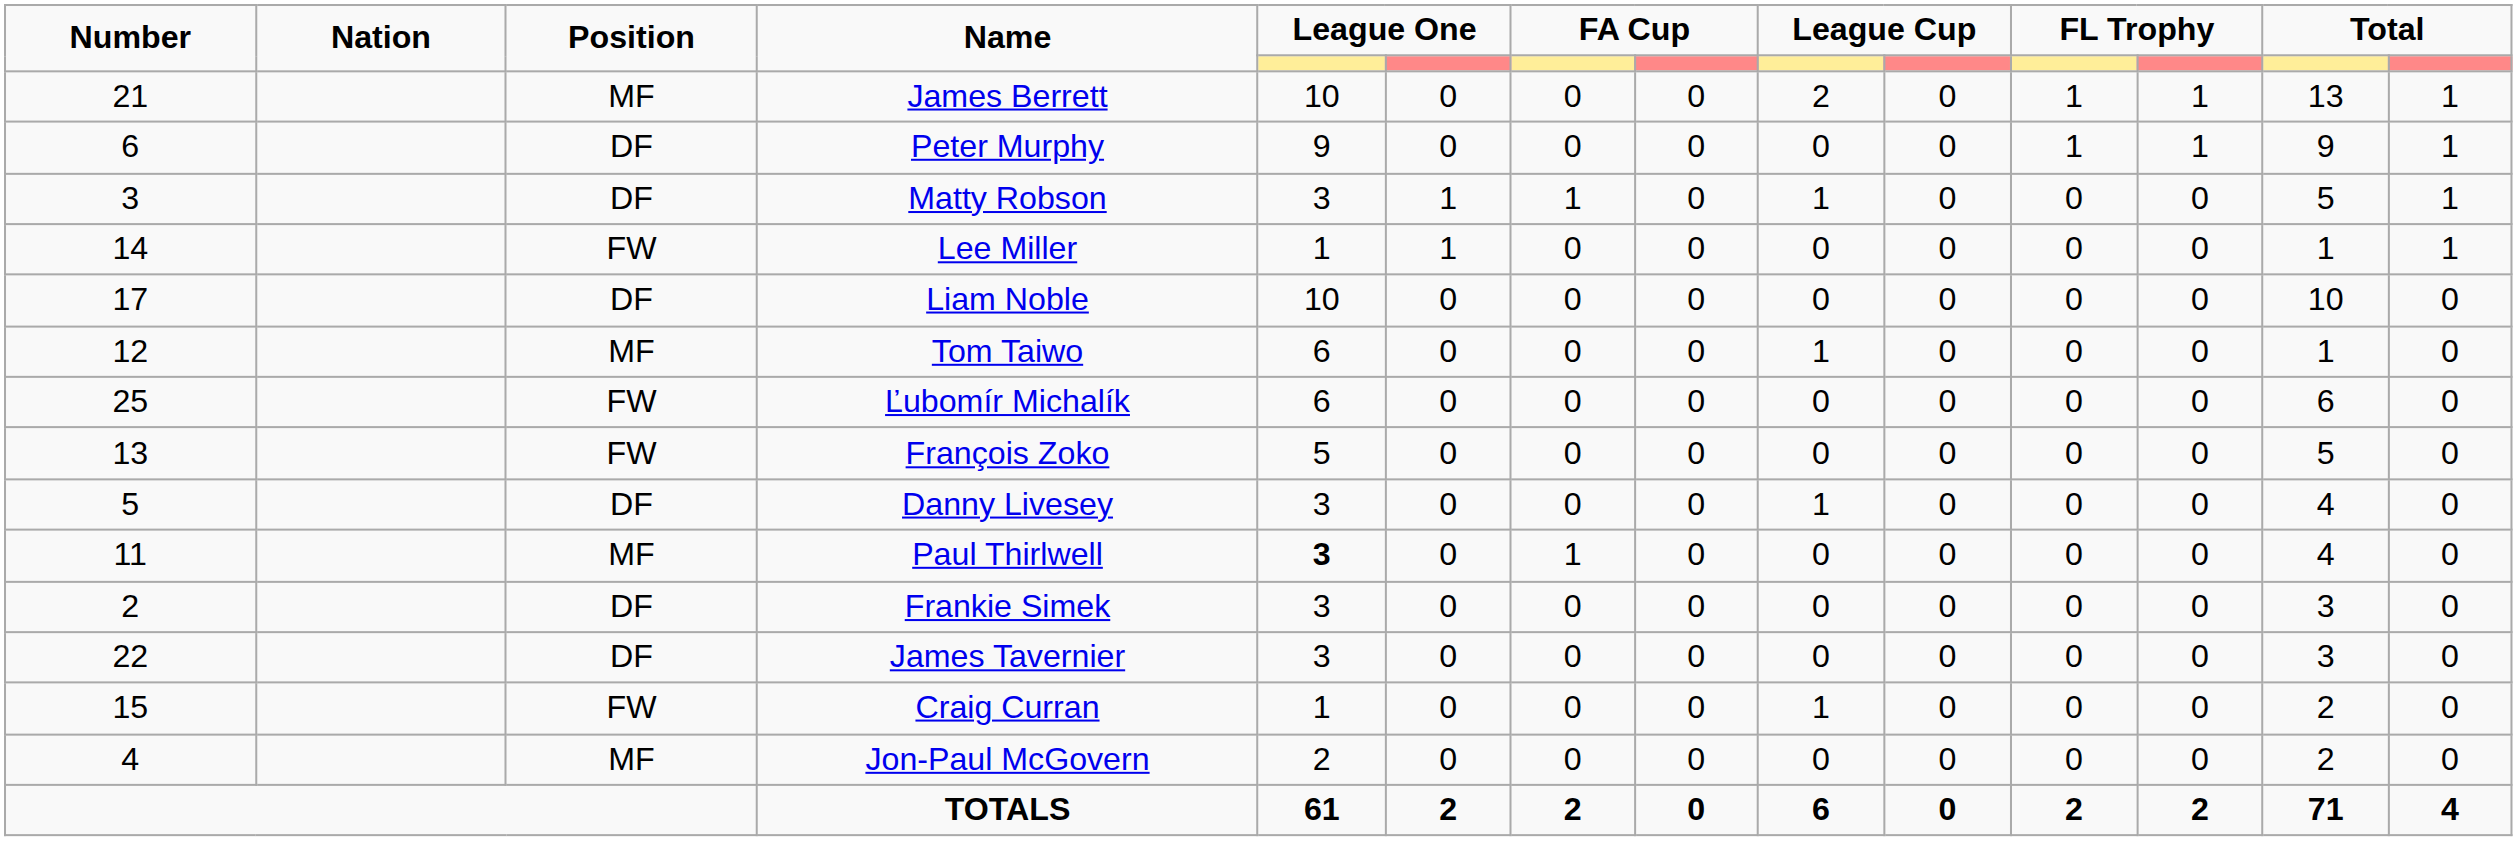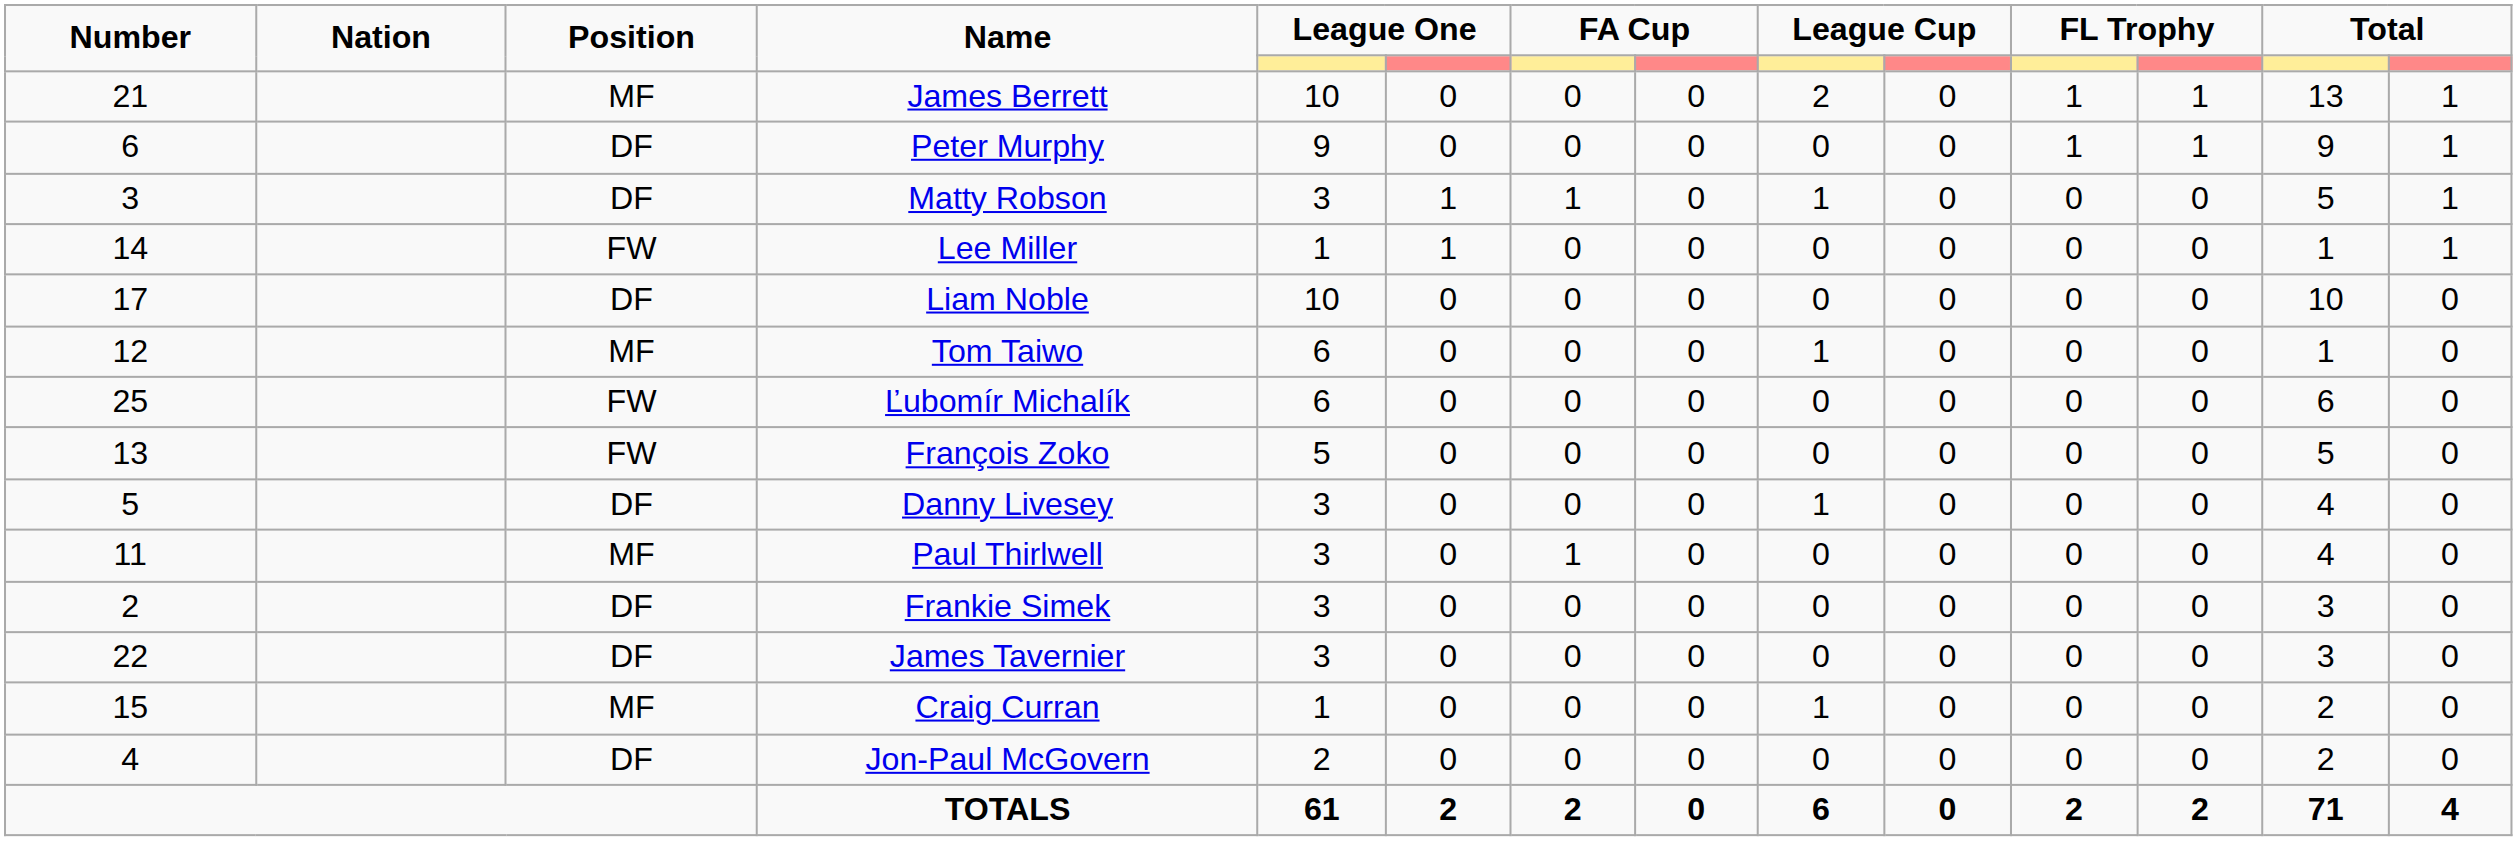(1322, 554) bold -> (1322, 554) normal
(632, 707) FW -> (632, 707) MF
(632, 758) MF -> (632, 758) DF
